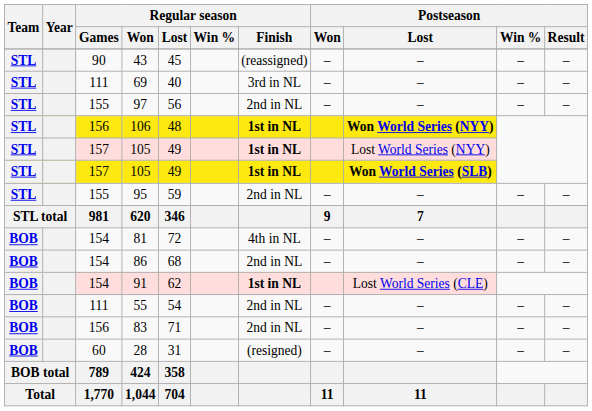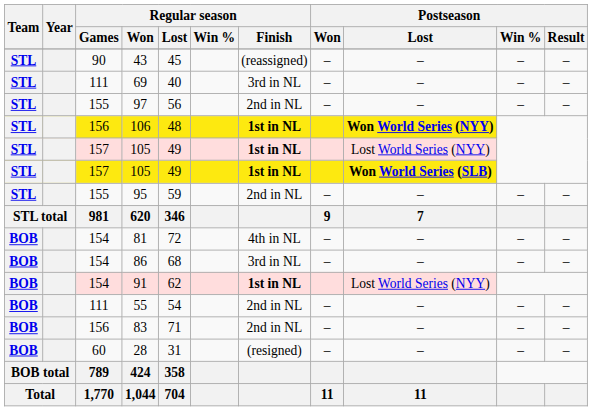(274, 261) 2nd in NL -> (274, 261) 3rd in NL
(420, 283) Lost World Series (CLE) -> (420, 283) Lost World Series (NYY)
